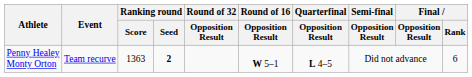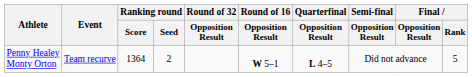(136, 59) 1363 -> (136, 59) 1364
(169, 59) bold -> (169, 59) normal
(455, 59) 6 -> (455, 59) 5
